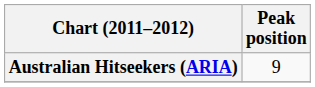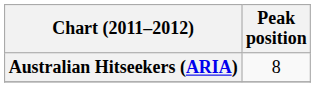(276, 67) 9 -> (276, 67) 8
